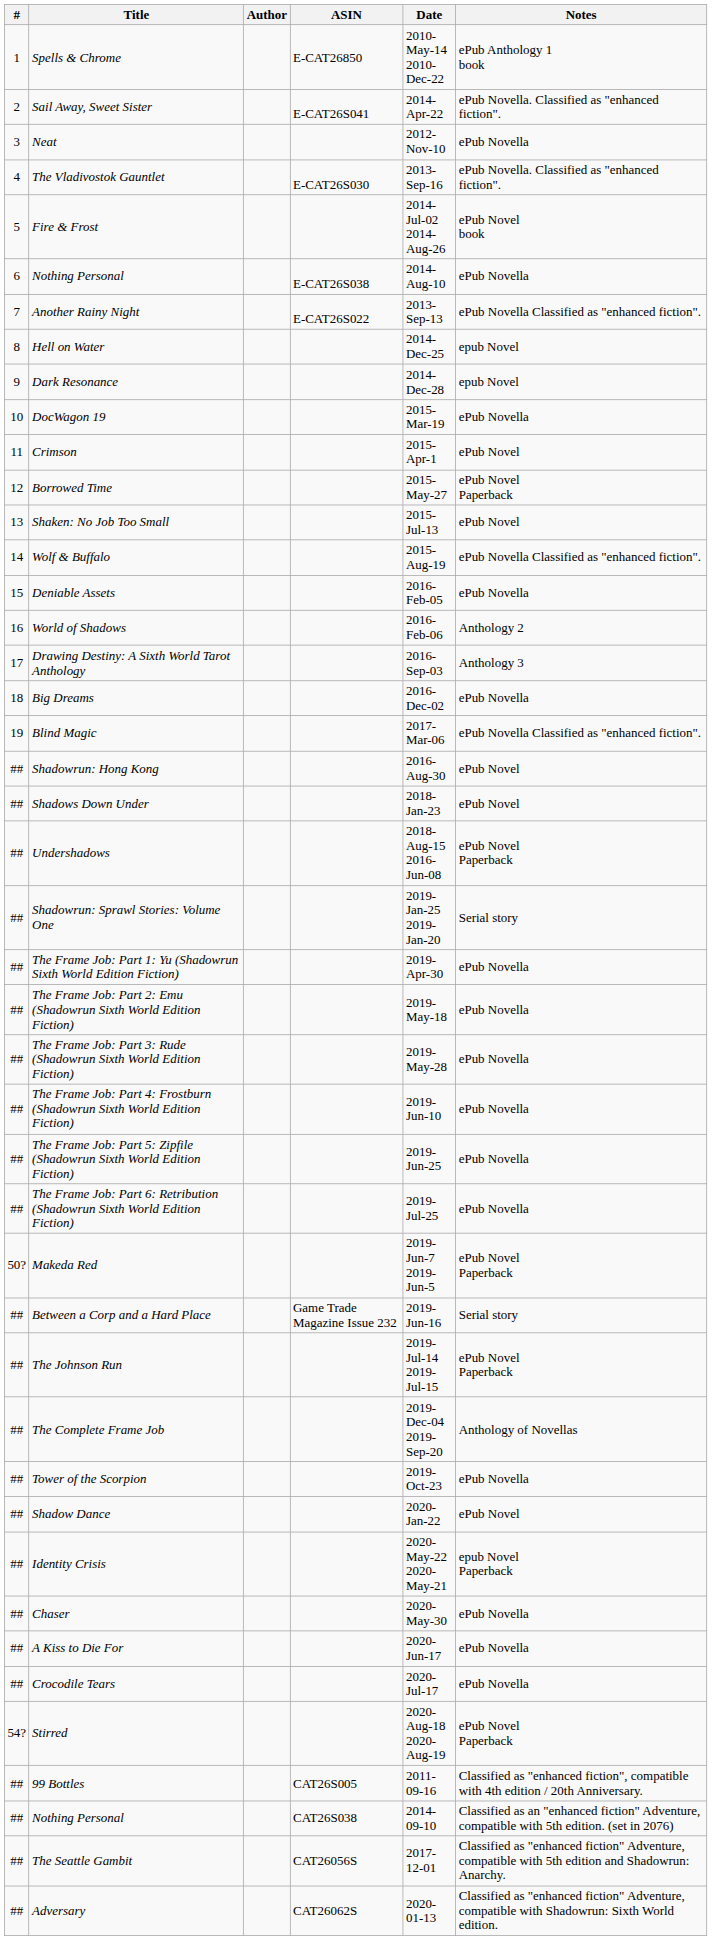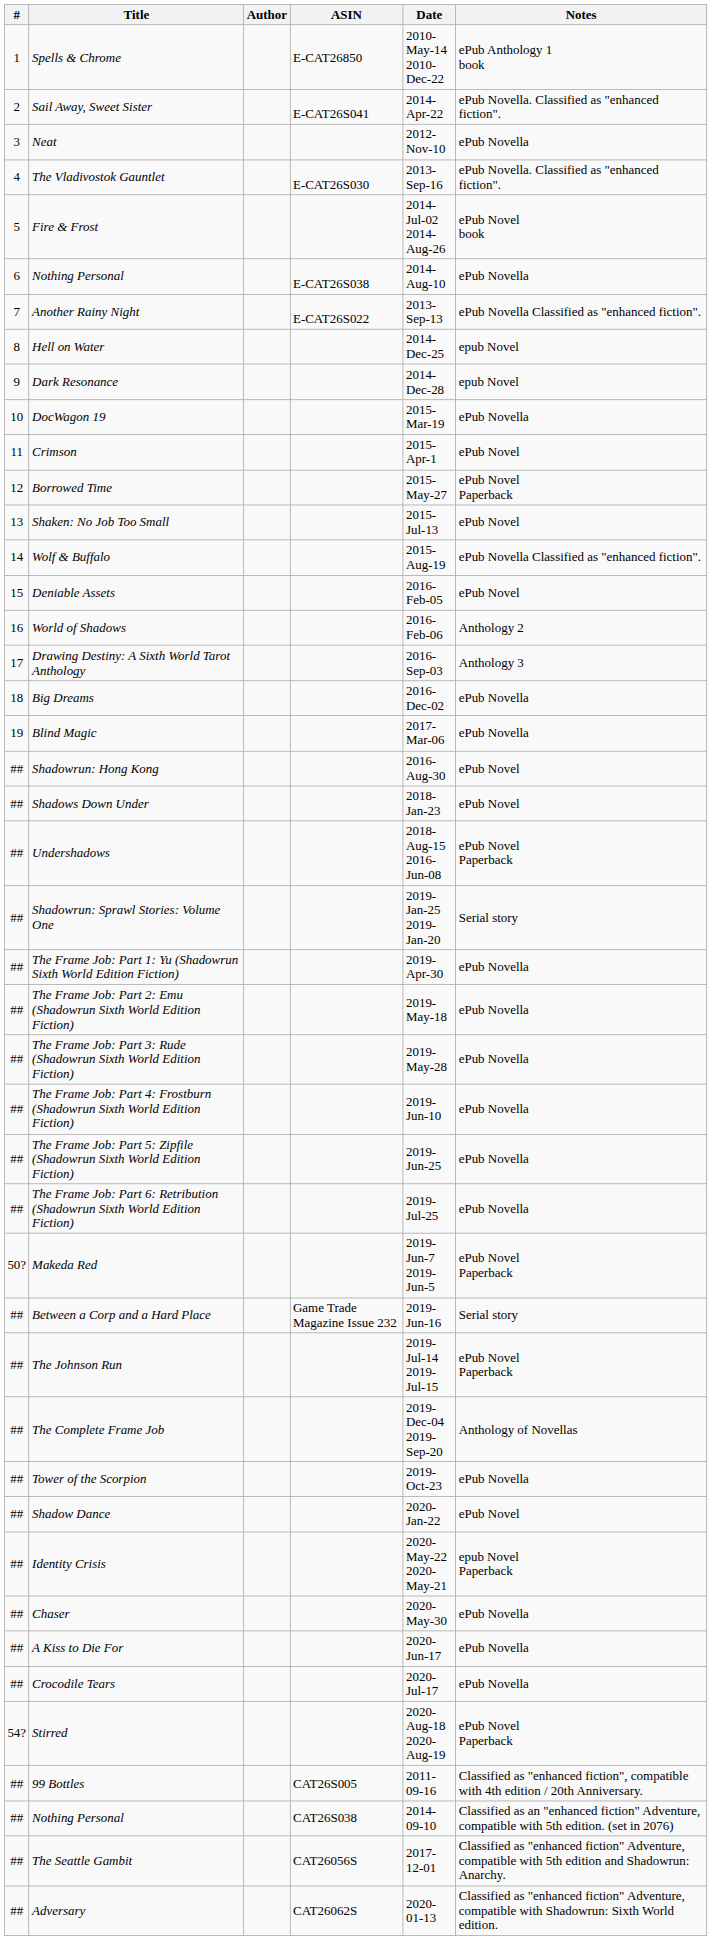(494, 592) ePub Novella -> (489, 592) ePub Novel
(580, 733) ePub Novella Classified as "enhanced fiction". -> (494, 733) ePub Novella
